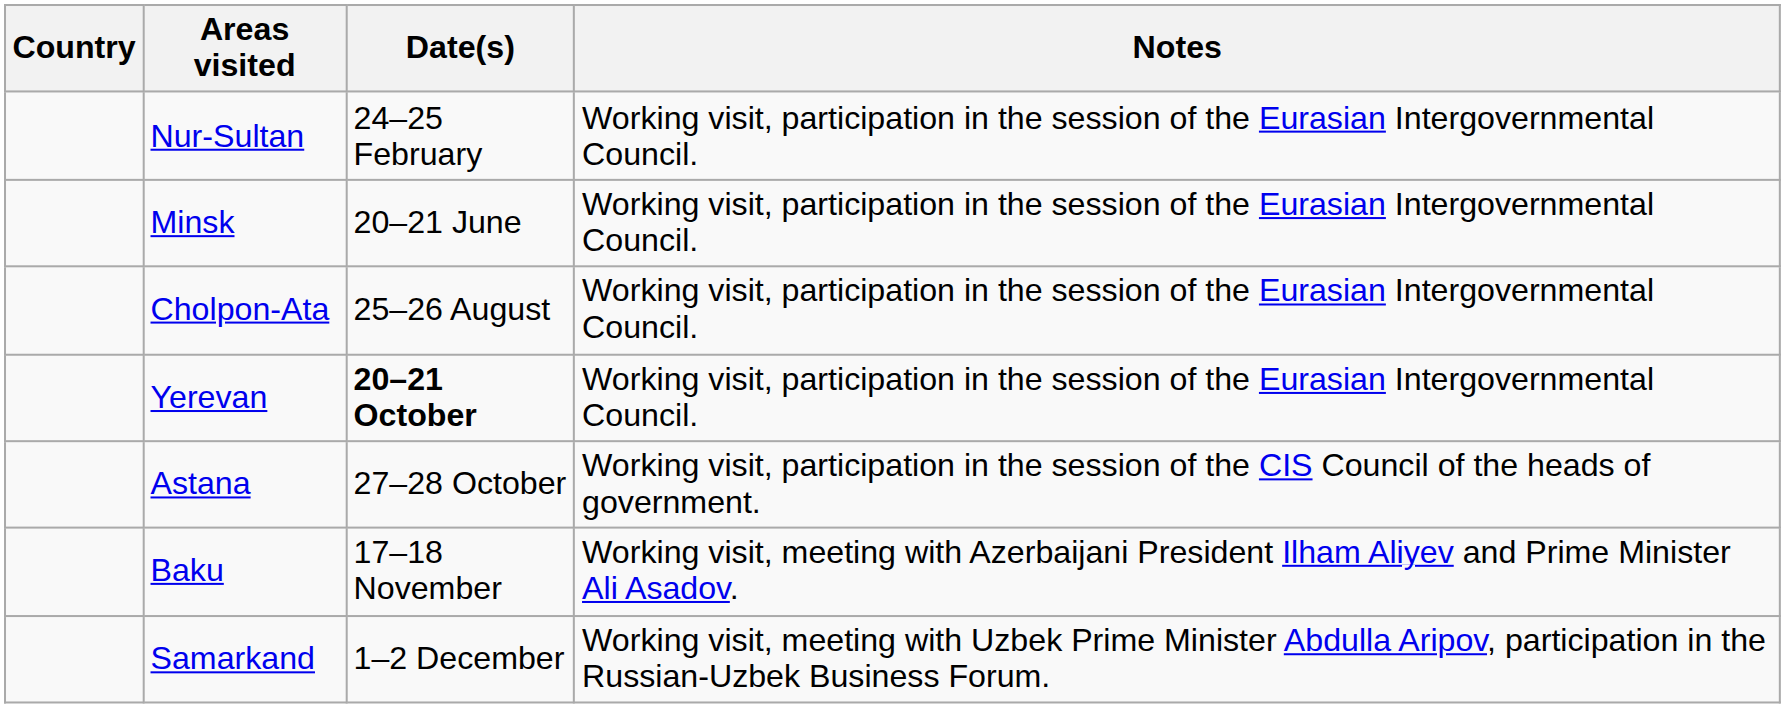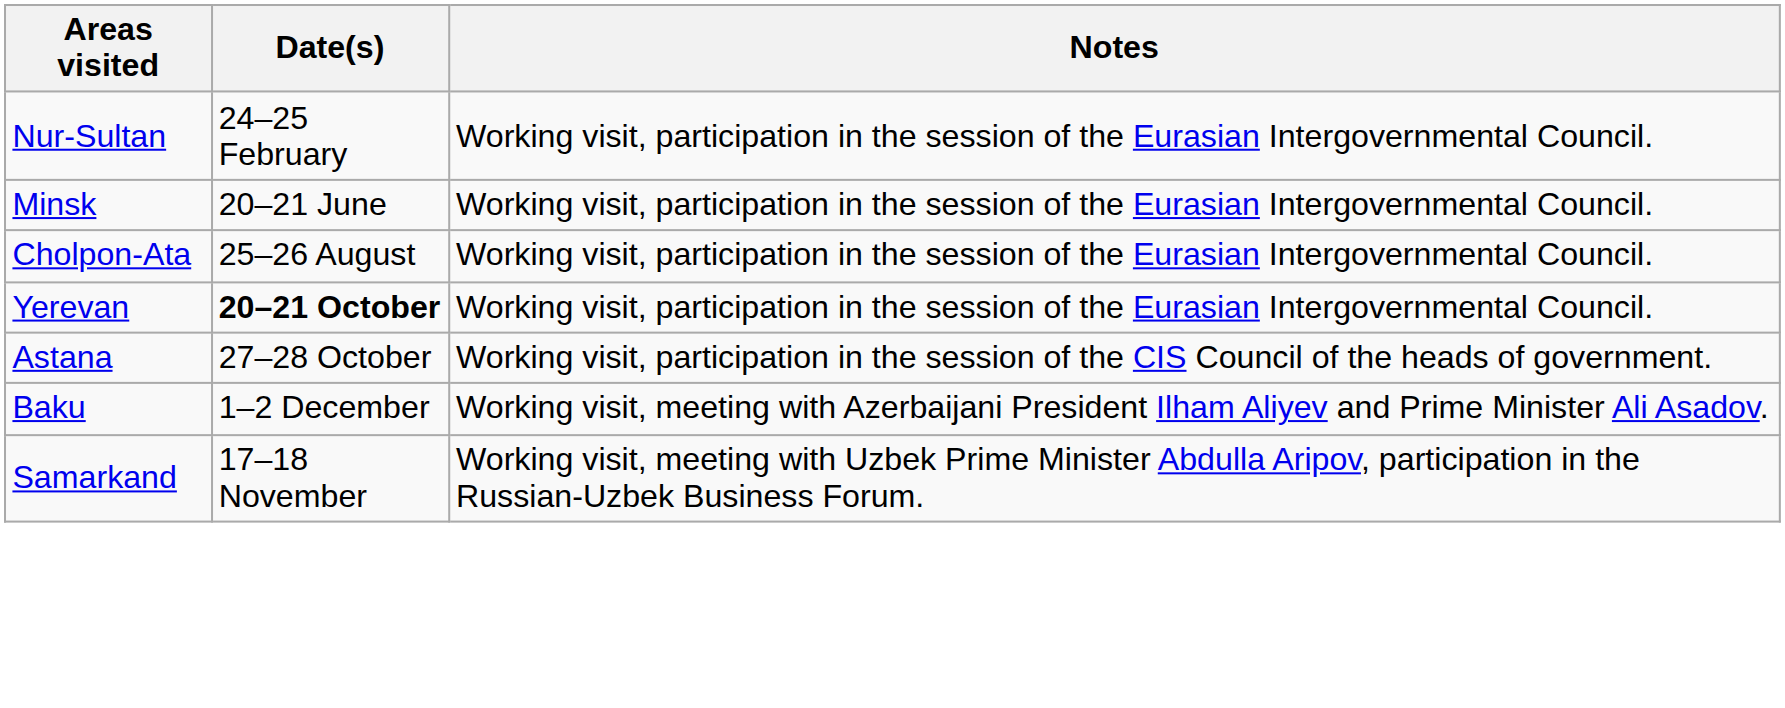- column: (74, 48)
(428, 571) 17–18 November -> (324, 408) 1–2 December
(459, 658) 1–2 December -> (293, 477) 17–18 November
